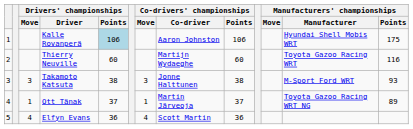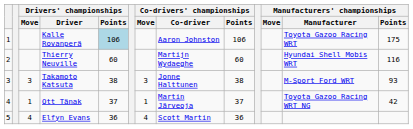(326, 39) Hyundai Shell Mobis WRT -> (326, 39) Toyota Gazoo Racing WRT
(326, 60) Toyota Gazoo Racing WRT -> (326, 60) Hyundai Shell Mobis WRT
(393, 101) 89 -> (393, 101) 42
